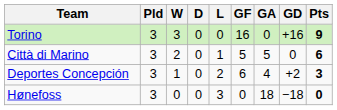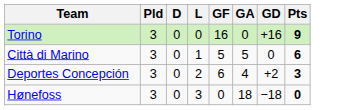- column: (177, 14)
